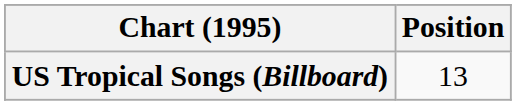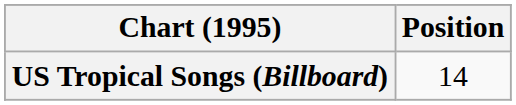(453, 75) 13 -> (453, 75) 14
